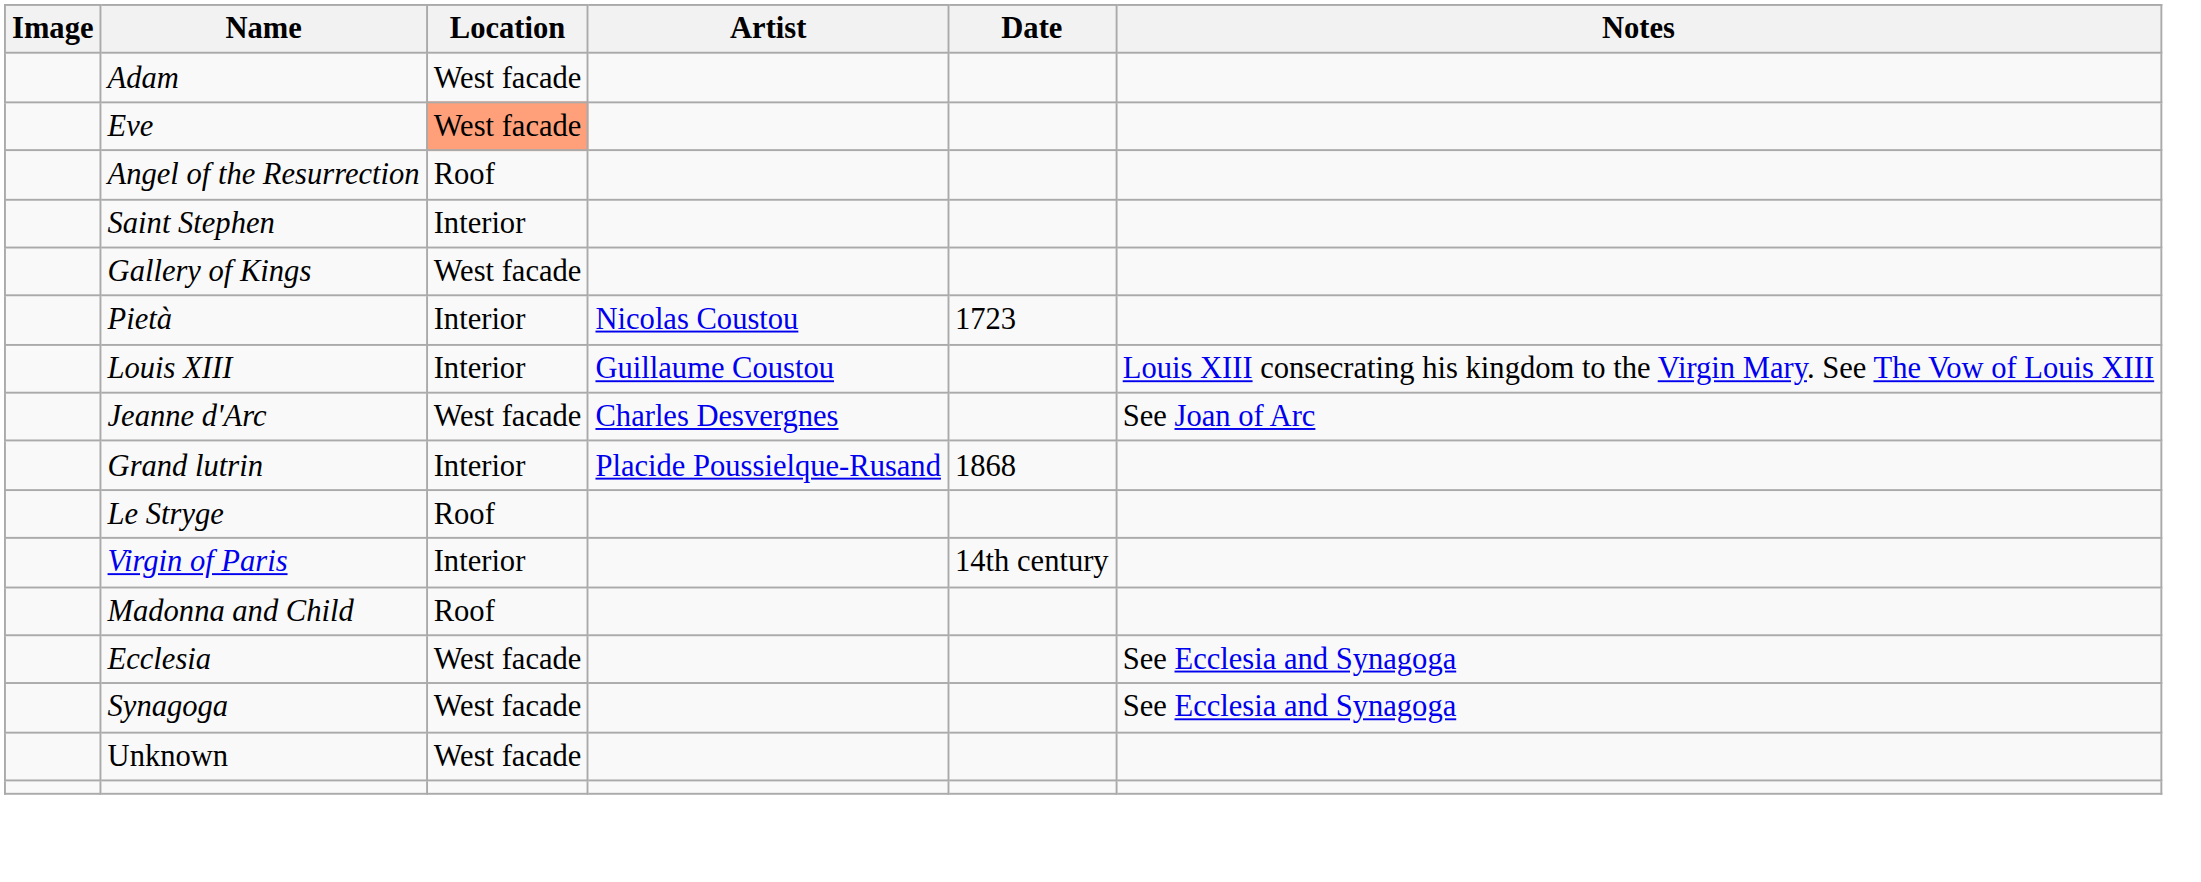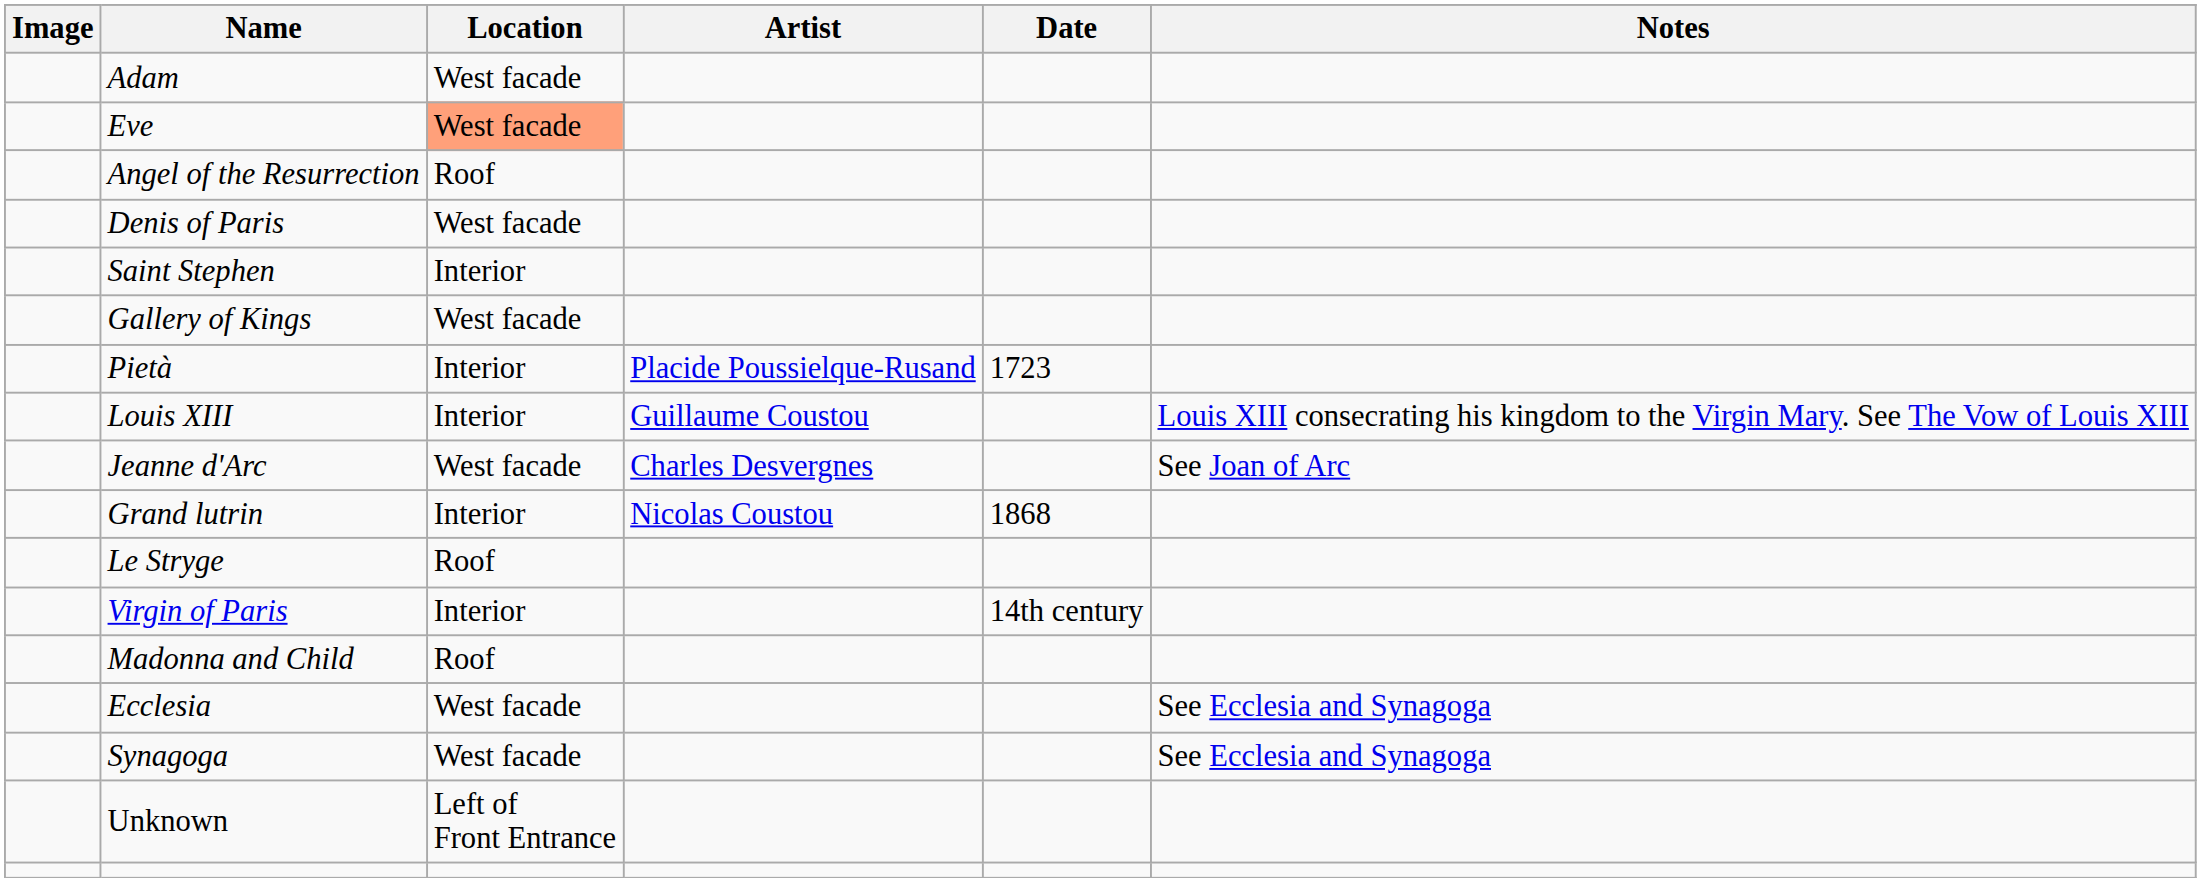+ row: (196, 222)
(697, 319) Nicolas Coustou -> (803, 367) Placide Poussielque-Rusand
(768, 464) Placide Poussielque-Rusand -> (732, 513) Nicolas Coustou
(508, 755) West facade -> (525, 821) Left of Front Entrance
